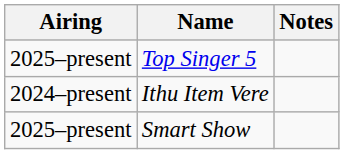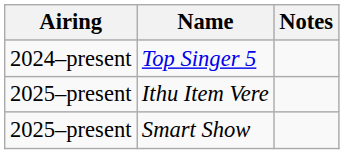(71, 58) 2025–present -> (71, 58) 2024–present
(71, 93) 2024–present -> (71, 93) 2025–present
